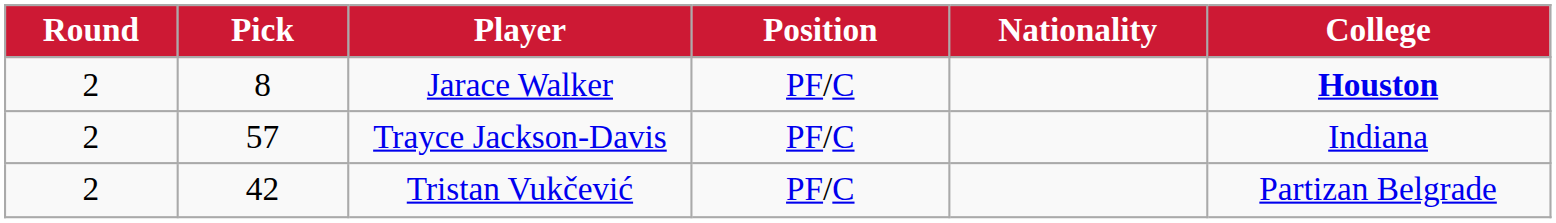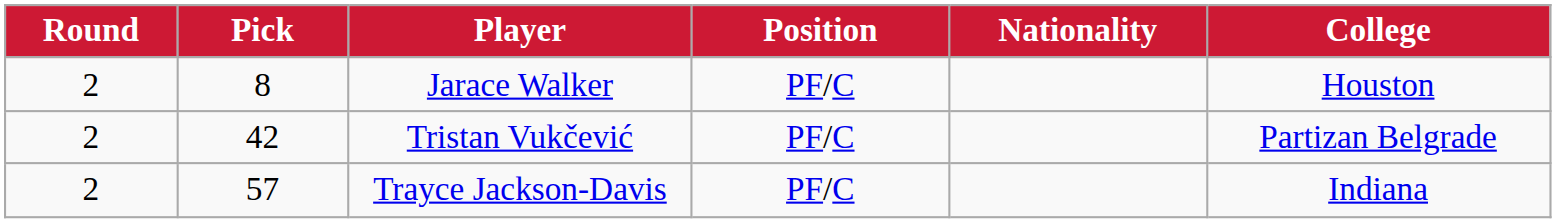(1378, 83) bold -> (1378, 83) normal
rows swapped: (520, 189) <-> (520, 136)
